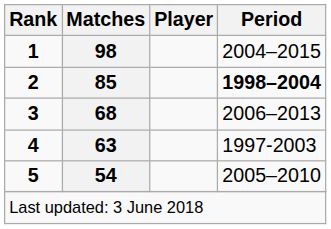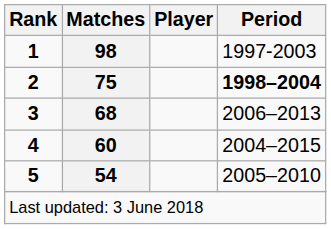(272, 51) 2004–2015 -> (269, 51) 1997-2003
(106, 82) 85 -> (106, 82) 75
(106, 144) 63 -> (106, 144) 60
(269, 144) 1997-2003 -> (272, 144) 2004–2015
